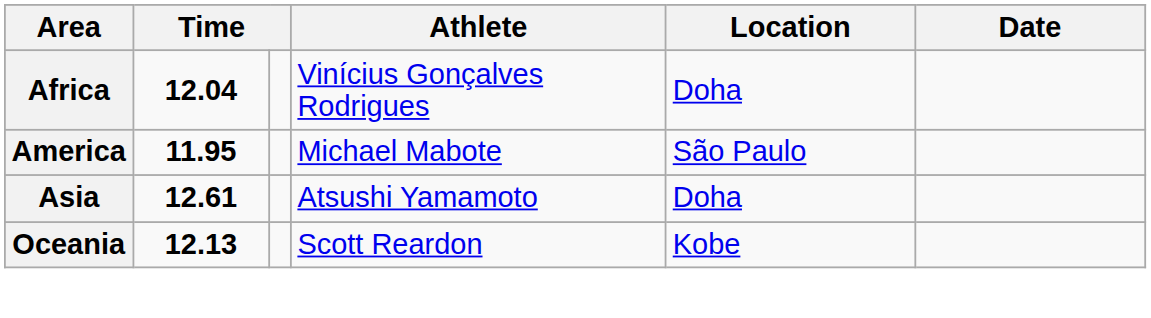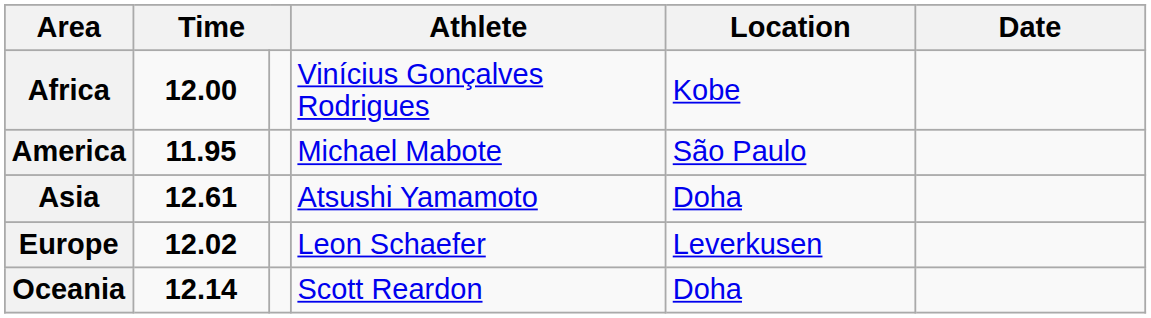(201, 89) 12.04 -> (201, 89) 12.00
(707, 89) Doha -> (707, 89) Kobe
+ row: (69, 243)
(201, 243) 12.13 -> (201, 289) 12.14
(707, 243) Kobe -> (707, 289) Doha
